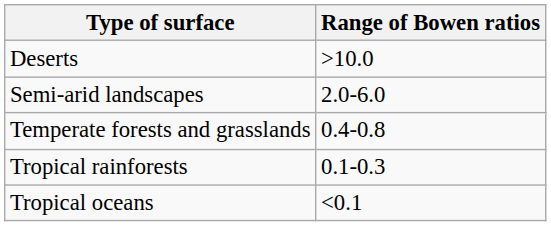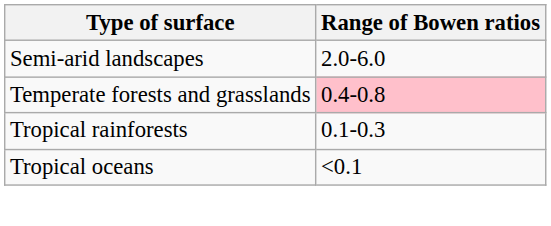- row: (44, 58)
(353, 130) no background -> (353, 94) pink background
